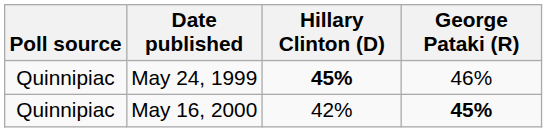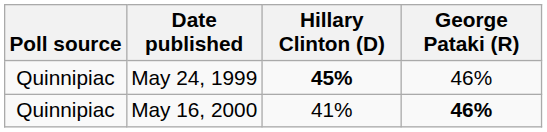(332, 110) 42% -> (332, 110) 41%
(471, 110) 45% -> (471, 110) 46%
